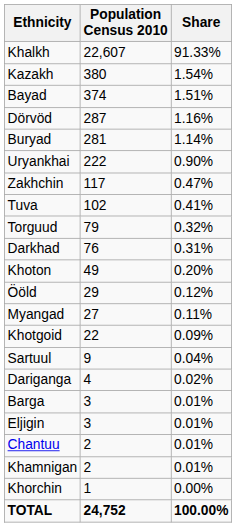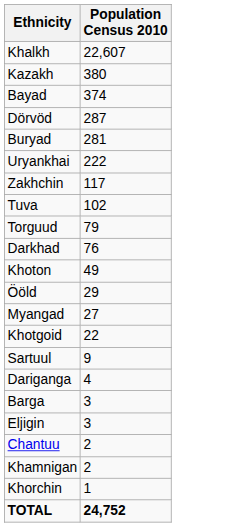- column: (201, 23)
